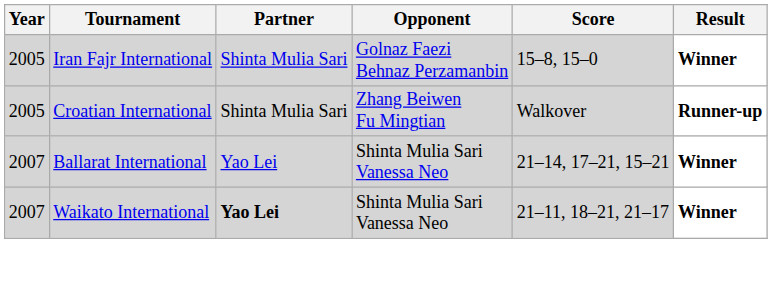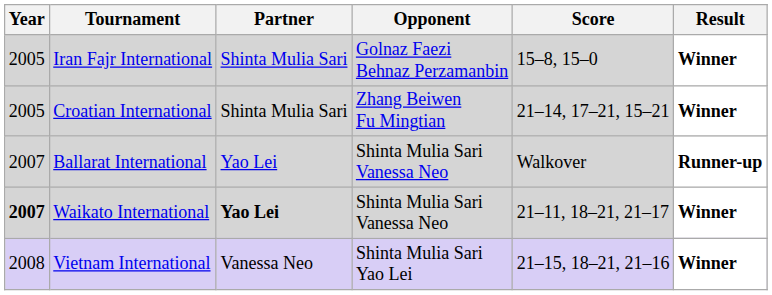(551, 110) Walkover -> (593, 110) 21–14, 17–21, 15–21
(720, 110) Runner-up -> (707, 110) Winner
(593, 161) 21–14, 17–21, 15–21 -> (551, 161) Walkover
(707, 161) Winner -> (720, 161) Runner-up
(27, 212) normal -> (27, 212) bold
+ row: (132, 263)
